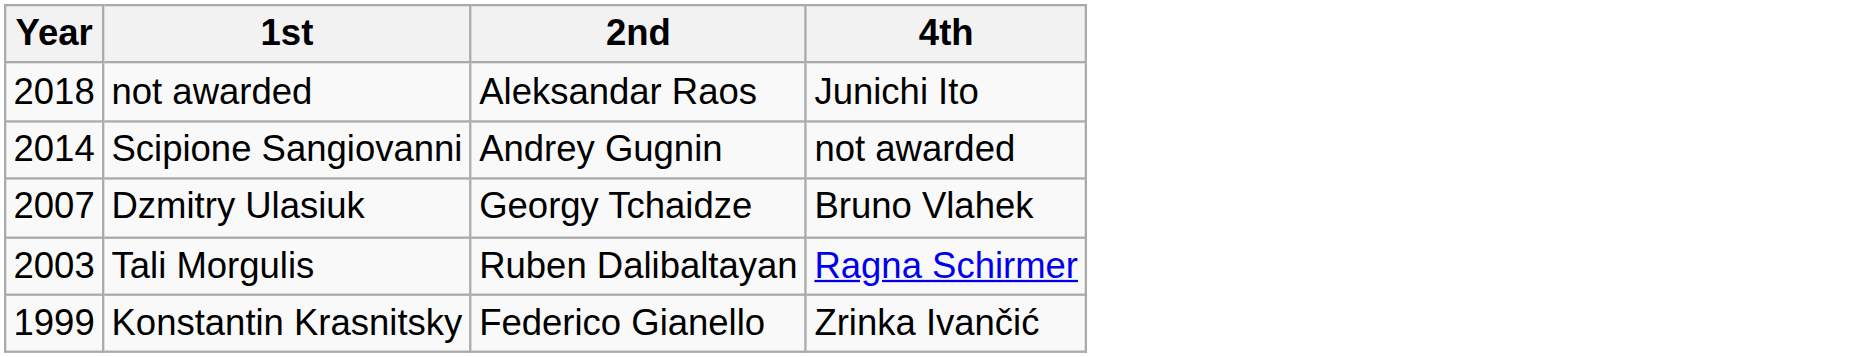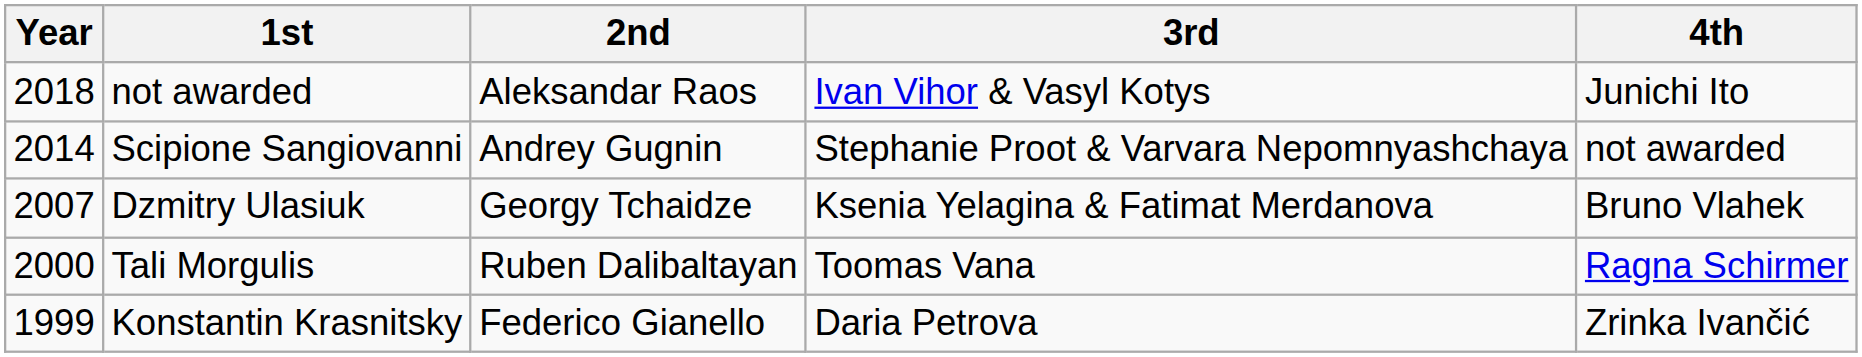+ column: (1191, 33)
(54, 264) 2003 -> (54, 264) 2000
